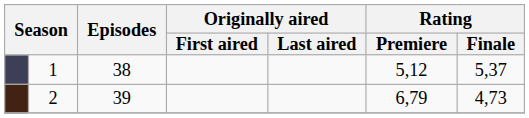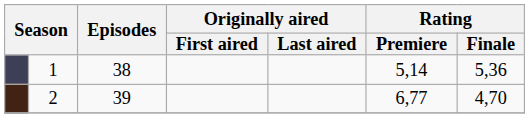(411, 69) 5,12 -> (411, 69) 5,14
(491, 69) 5,37 -> (491, 69) 5,36
(411, 98) 6,79 -> (411, 98) 6,77
(491, 98) 4,73 -> (491, 98) 4,70
